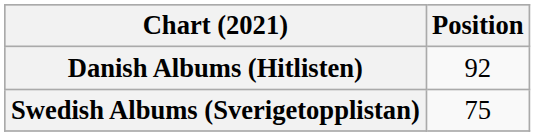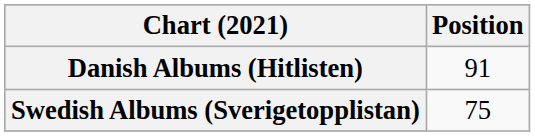(478, 67) 92 -> (478, 67) 91
